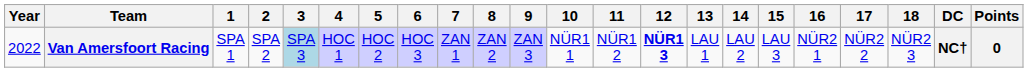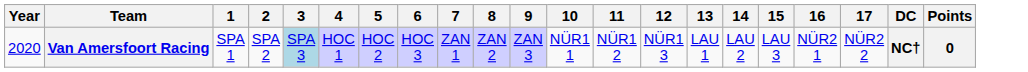- column: (911, 16)
(24, 47) 2022 -> (24, 47) 2020
(664, 47) bold -> (664, 47) normal
